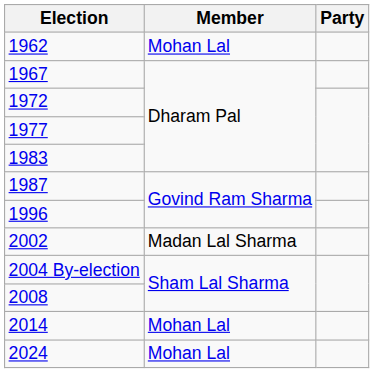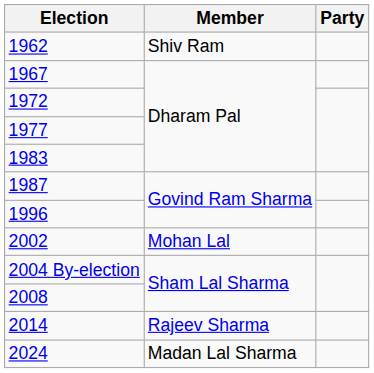(189, 46) Mohan Lal -> (186, 46) Shiv Ram
(222, 241) Madan Lal Sharma -> (189, 241) Mohan Lal
(189, 325) Mohan Lal -> (208, 325) Rajeev Sharma
(189, 353) Mohan Lal -> (222, 353) Madan Lal Sharma
